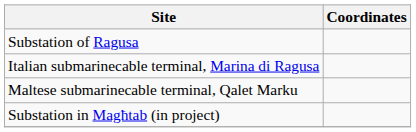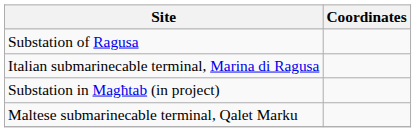rows swapped: (153, 90) <-> (114, 114)
